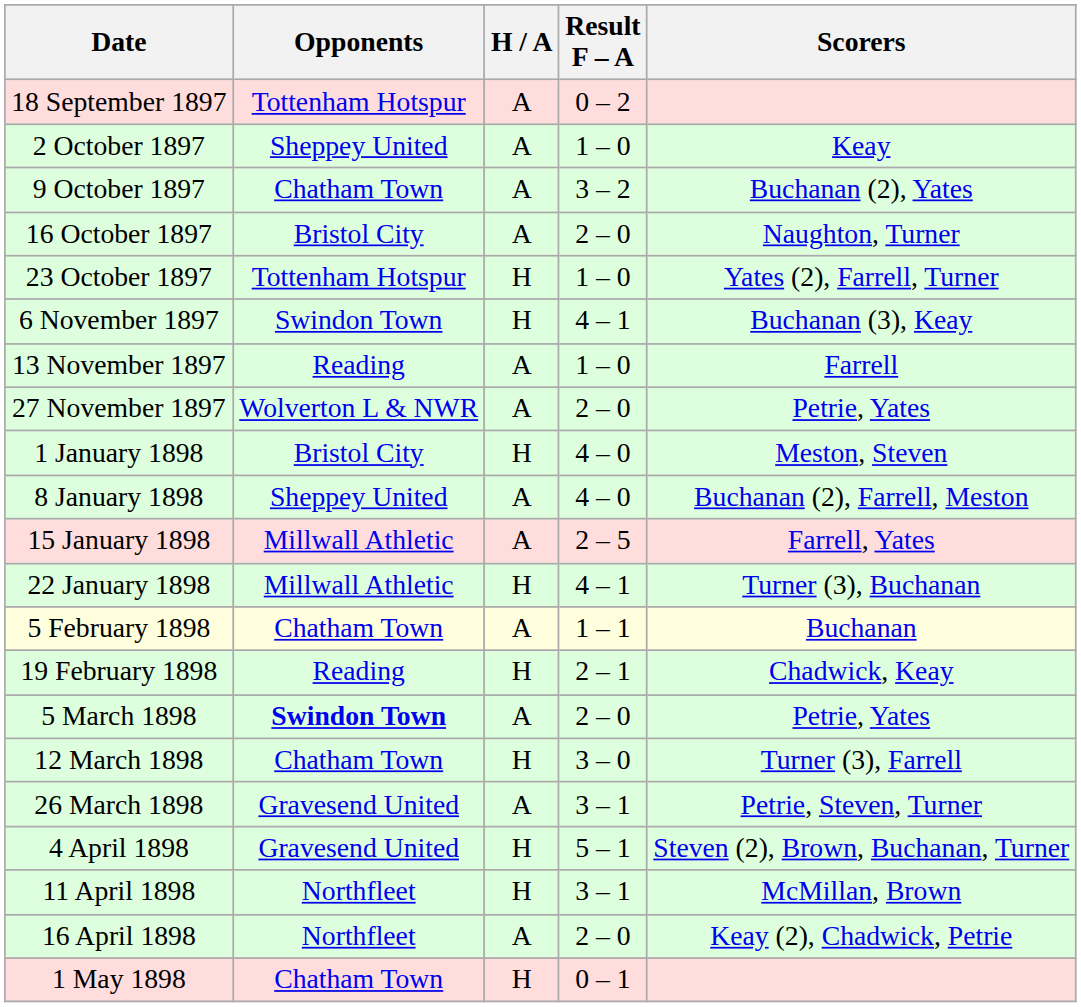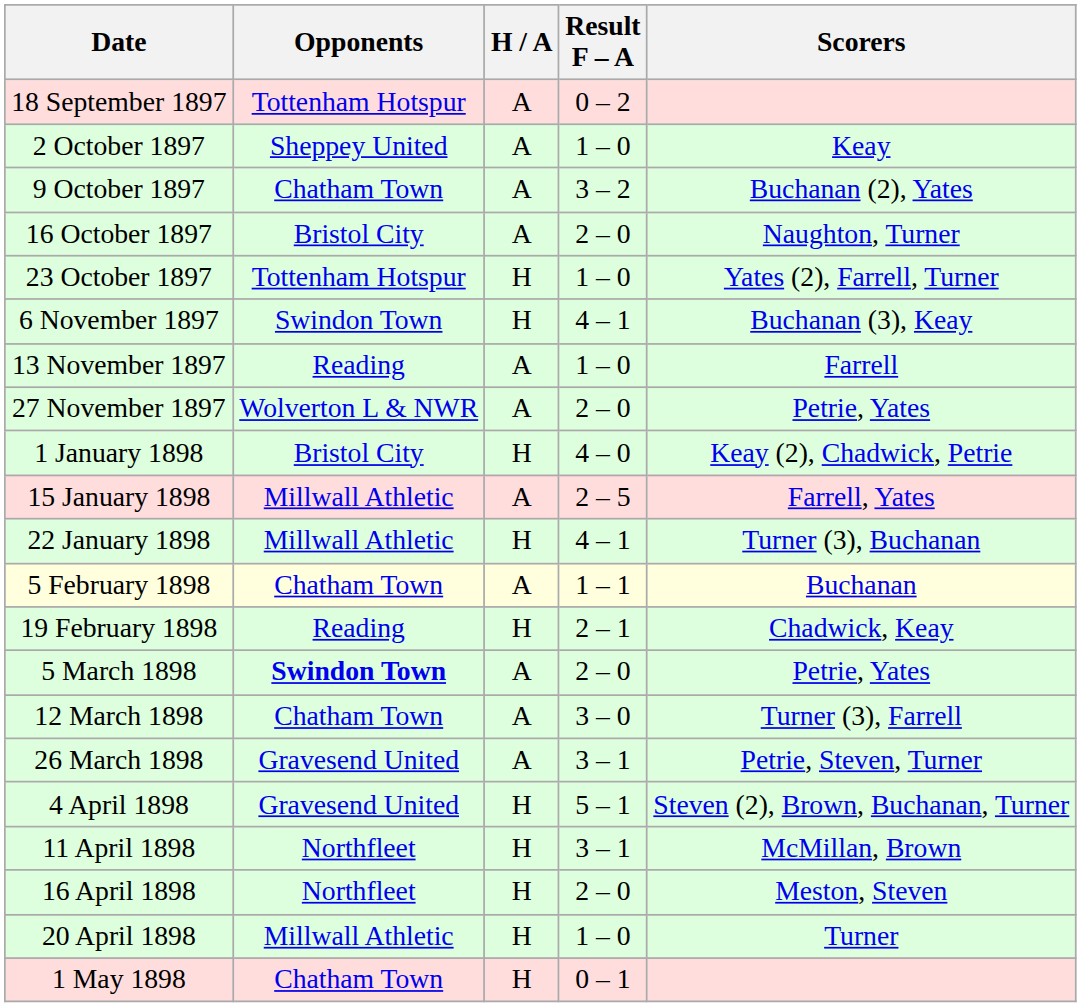(861, 452) Meston, Steven -> (861, 452) Keay (2), Chadwick, Petrie
- row: (119, 496)
(522, 759) H -> (522, 716) A
(522, 935) A -> (522, 891) H
(861, 935) Keay (2), Chadwick, Petrie -> (861, 891) Meston, Steven
+ row: (119, 935)
